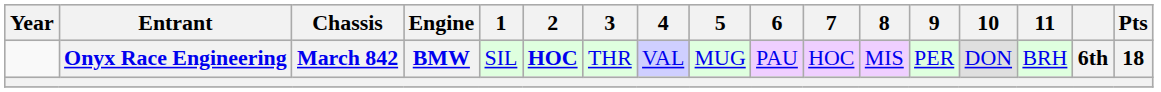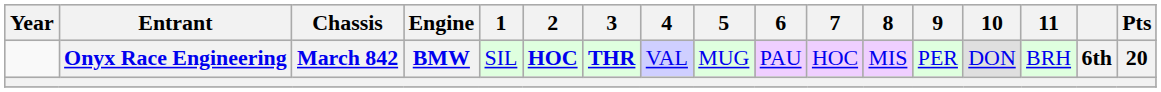(610, 58) normal -> (612, 58) bold
(1133, 58) 18 -> (1137, 58) 20
